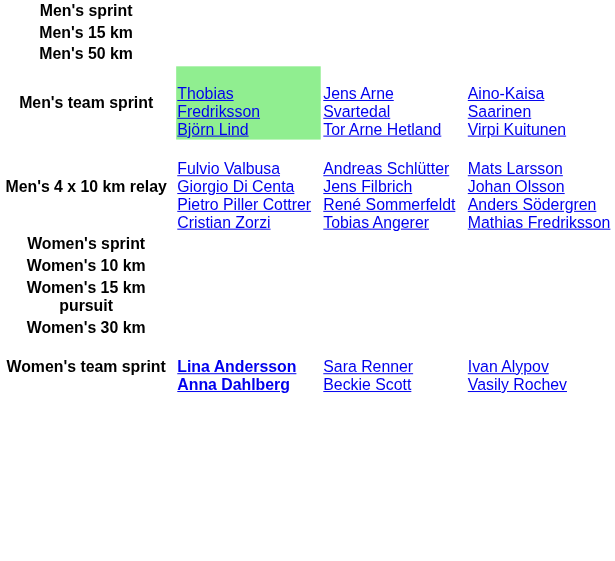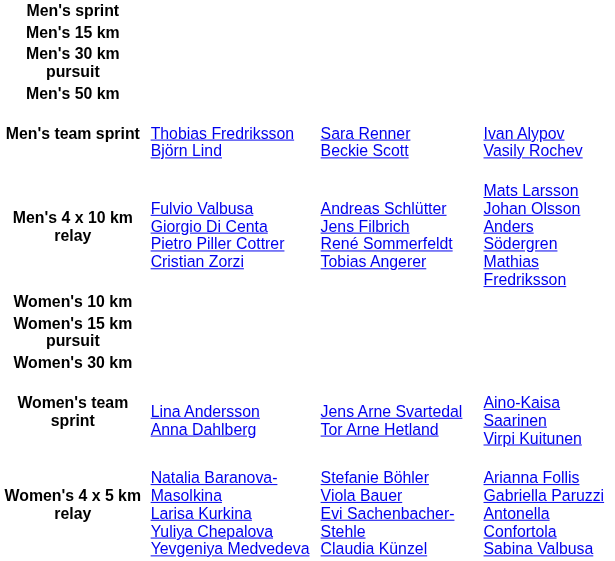+ row: (73, 63)
(219, 111) lightgreen background -> (222, 142) no background
(382, 111) Jens Arne Svartedal Tor Arne Hetland -> (366, 142) Sara Renner Beckie Scott
(517, 111) Aino-Kaisa Saarinen Virpi Kuitunen -> (533, 142) Ivan Alypov Vasily Rochev
- row: (86, 244)
(237, 376) bold -> (205, 420) normal
(368, 376) Sara Renner Beckie Scott -> (391, 420) Jens Arne Svartedal Tor Arne Hetland
(517, 376) Ivan Alypov Vasily Rochev -> (533, 420) Aino-Kaisa Saarinen Virpi Kuitunen
+ row: (73, 504)
